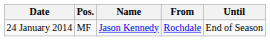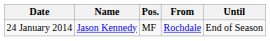columns swapped: (85, 12) <-> (129, 12)
